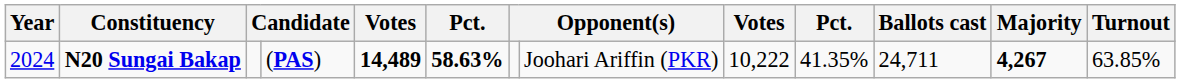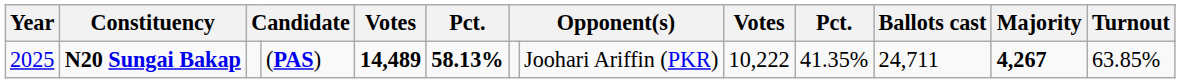(32, 59) 2024 -> (32, 59) 2025
(467, 59) 58.63% -> (467, 59) 58.13%
